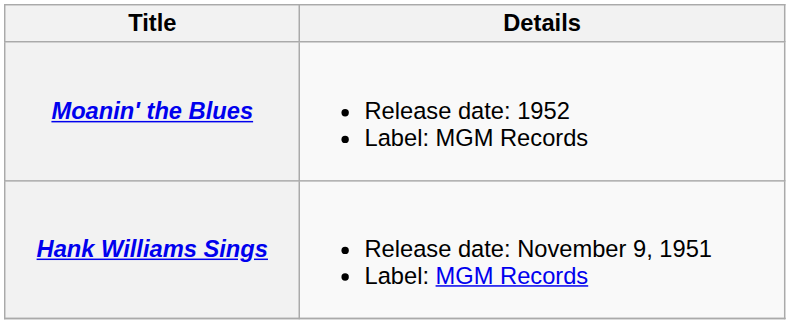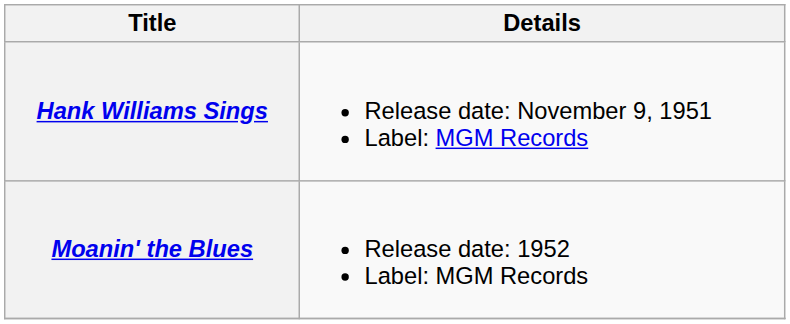rows swapped: (152, 249) <-> (152, 111)
